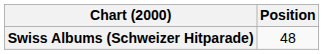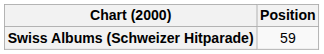(288, 37) 48 -> (288, 37) 59
